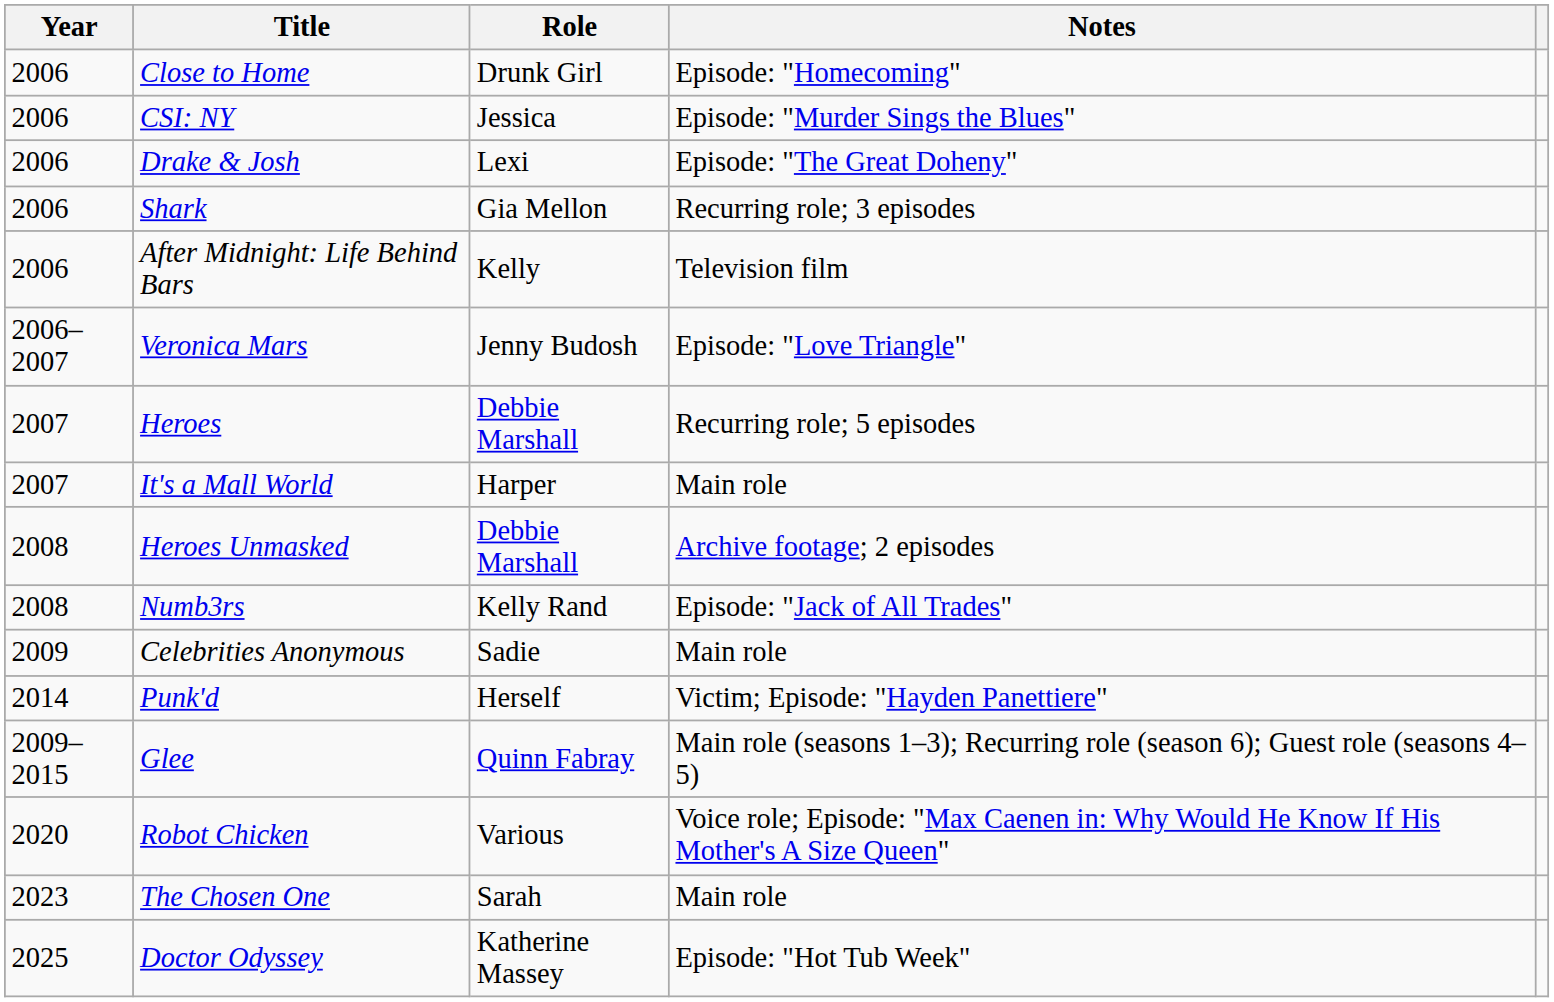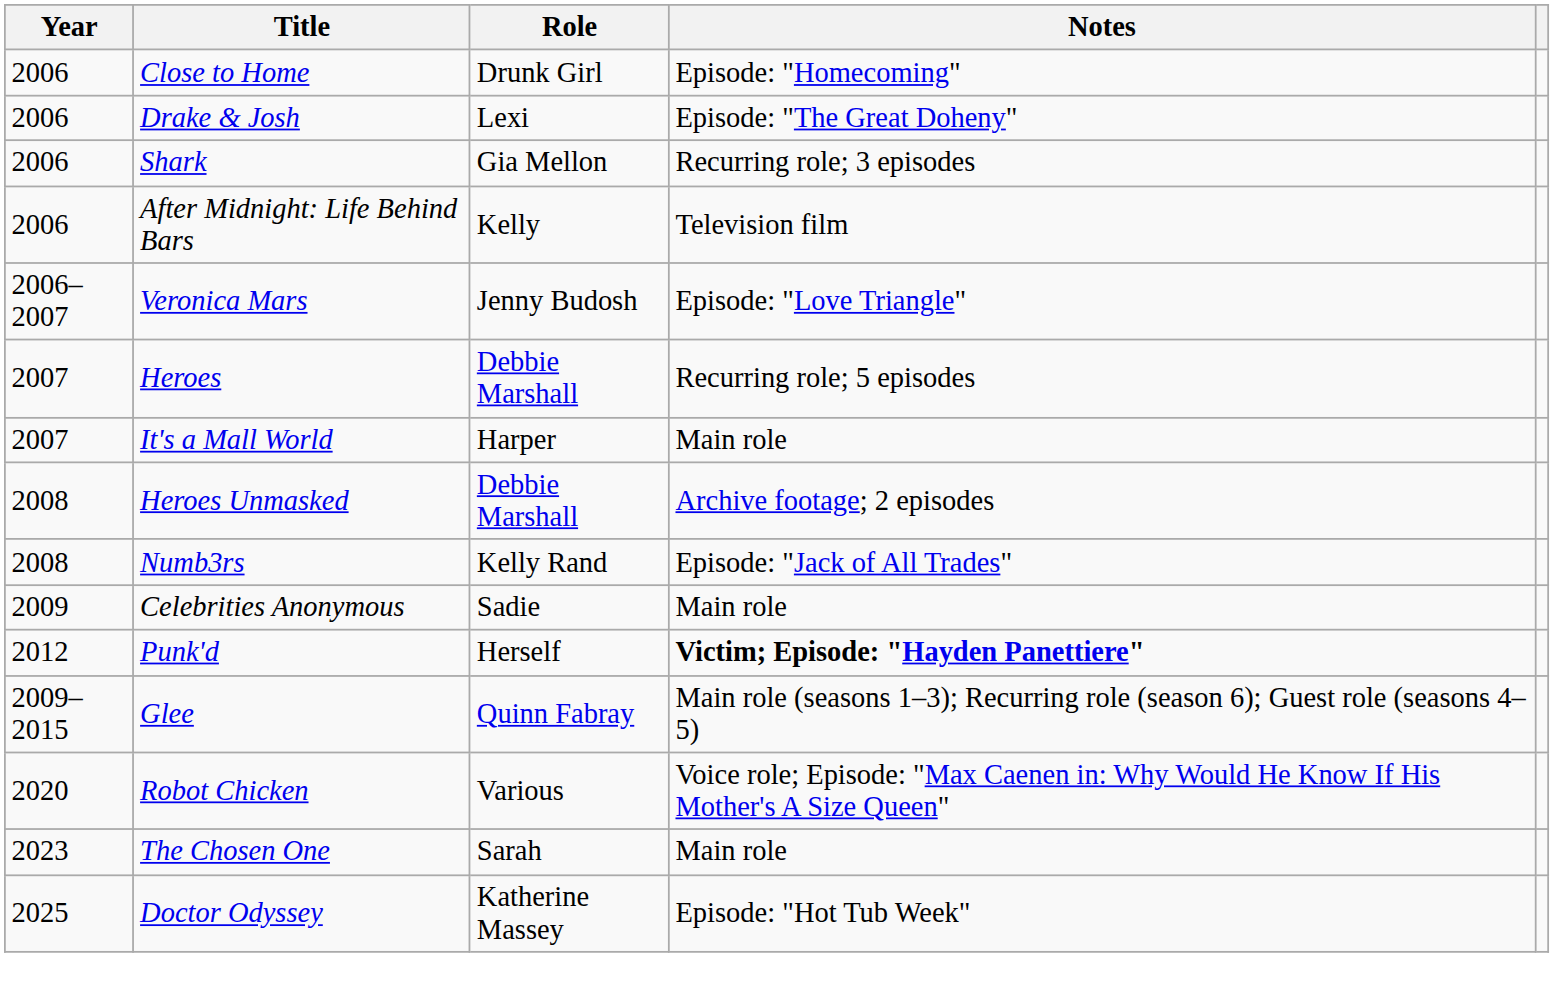- row: (187, 117)
(40, 697) 2014 -> (40, 652) 2012
(891, 697) normal -> (910, 652) bold
